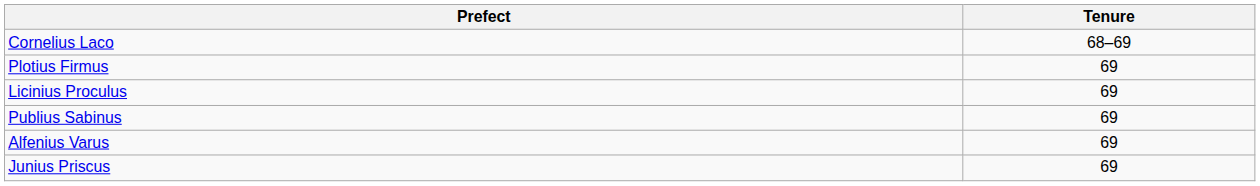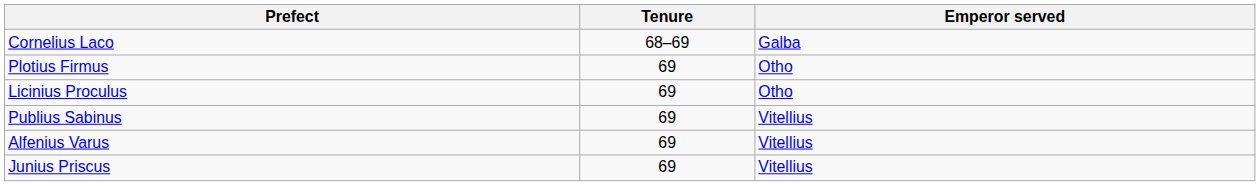+ column: (1005, 17)
